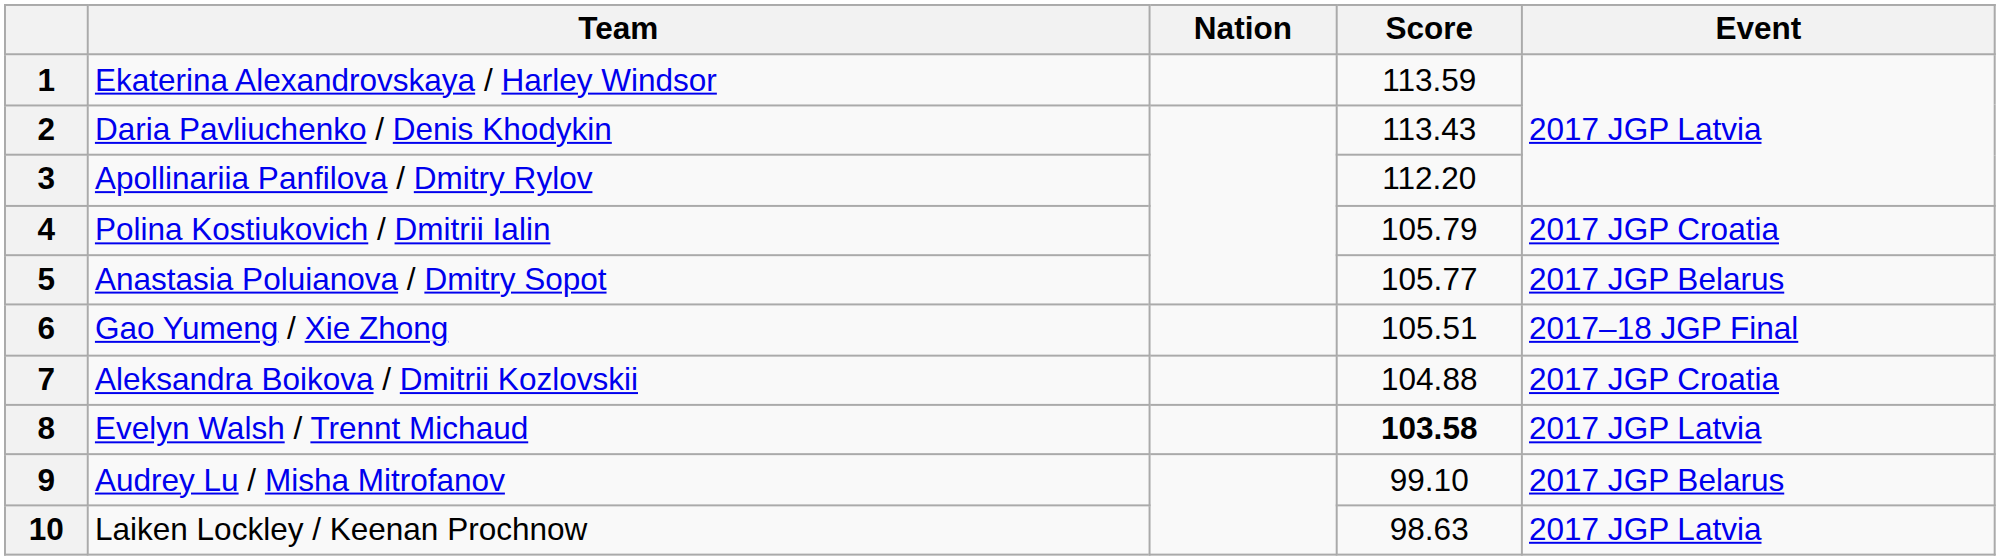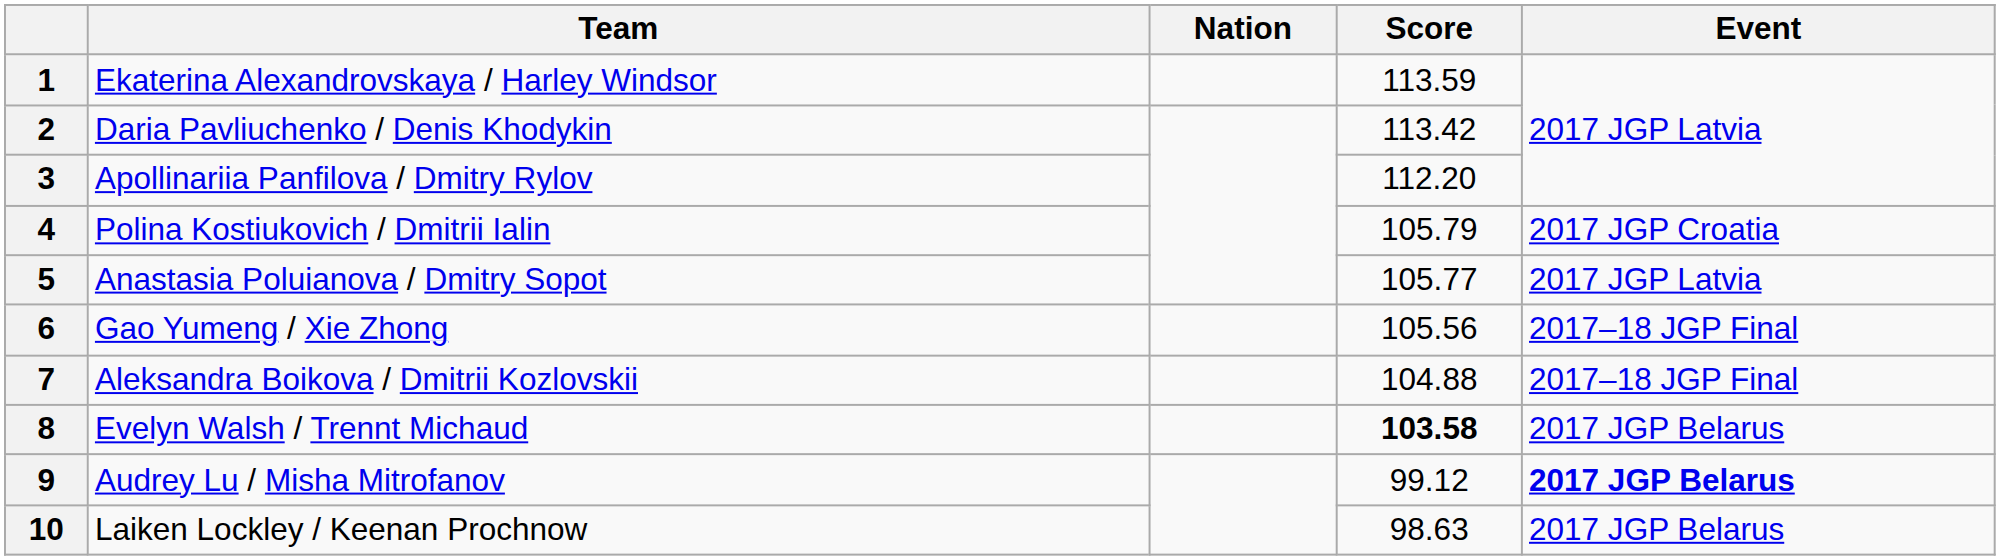(1429, 129) 113.43 -> (1429, 129) 113.42
(1657, 279) 2017 JGP Belarus -> (1645, 279) 2017 JGP Latvia
(1429, 329) 105.51 -> (1429, 329) 105.56
(1654, 379) 2017 JGP Croatia -> (1664, 379) 2017–18 JGP Final
(1645, 429) 2017 JGP Latvia -> (1657, 429) 2017 JGP Belarus
(1429, 479) 99.10 -> (1429, 479) 99.12
(1657, 479) normal -> (1662, 479) bold
(1645, 529) 2017 JGP Latvia -> (1657, 529) 2017 JGP Belarus
